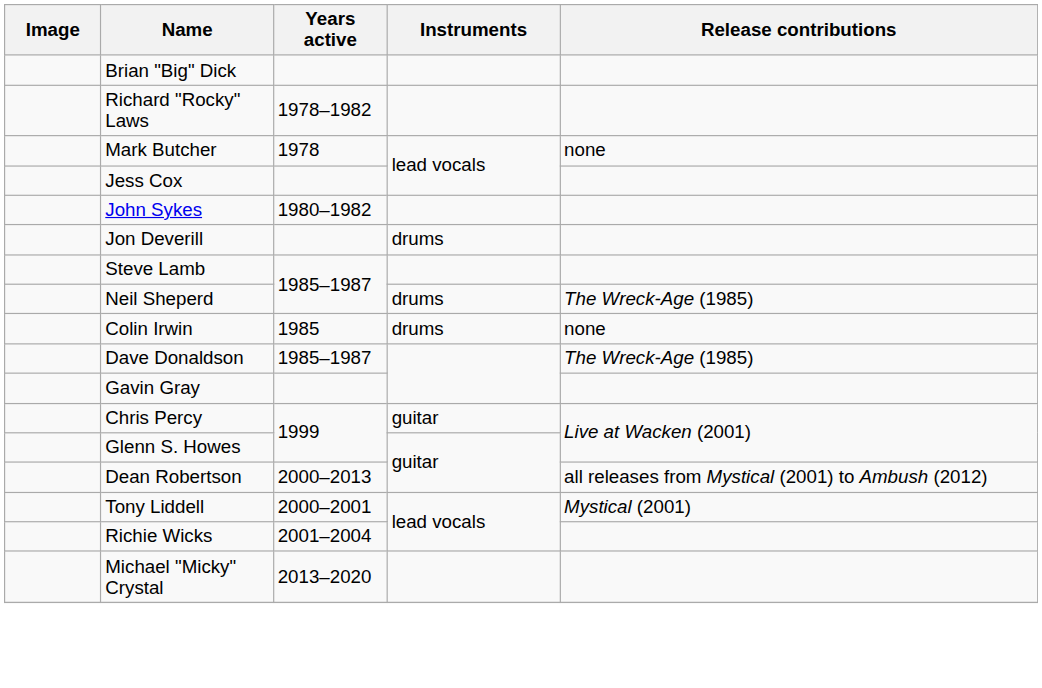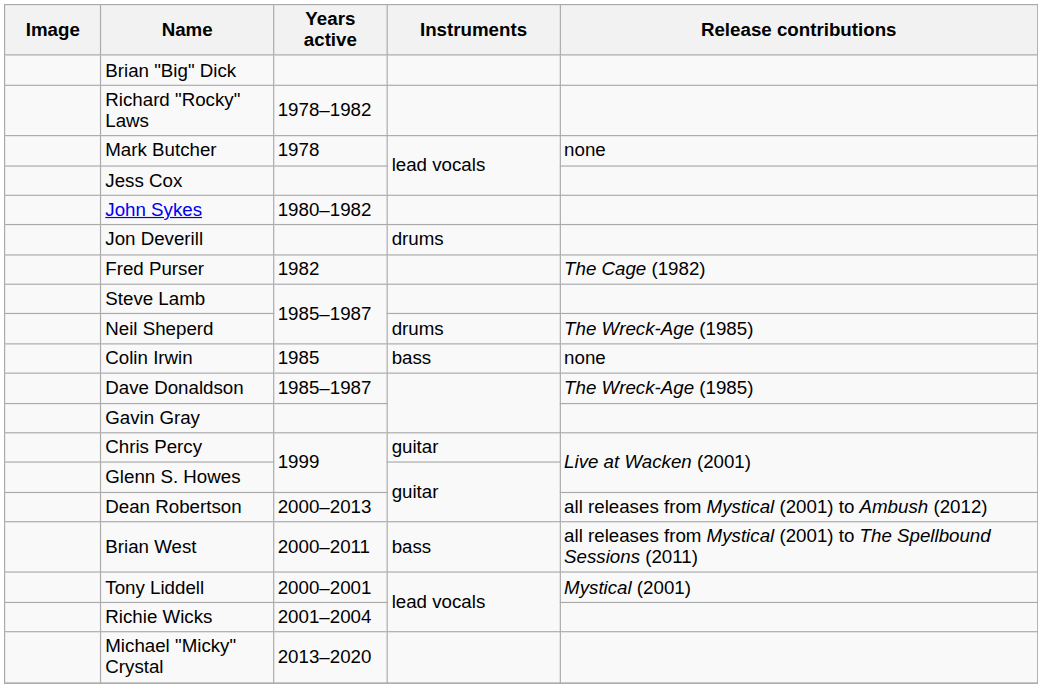+ row: (155, 269)
(418, 328) drums -> (411, 358) bass
+ row: (151, 547)
